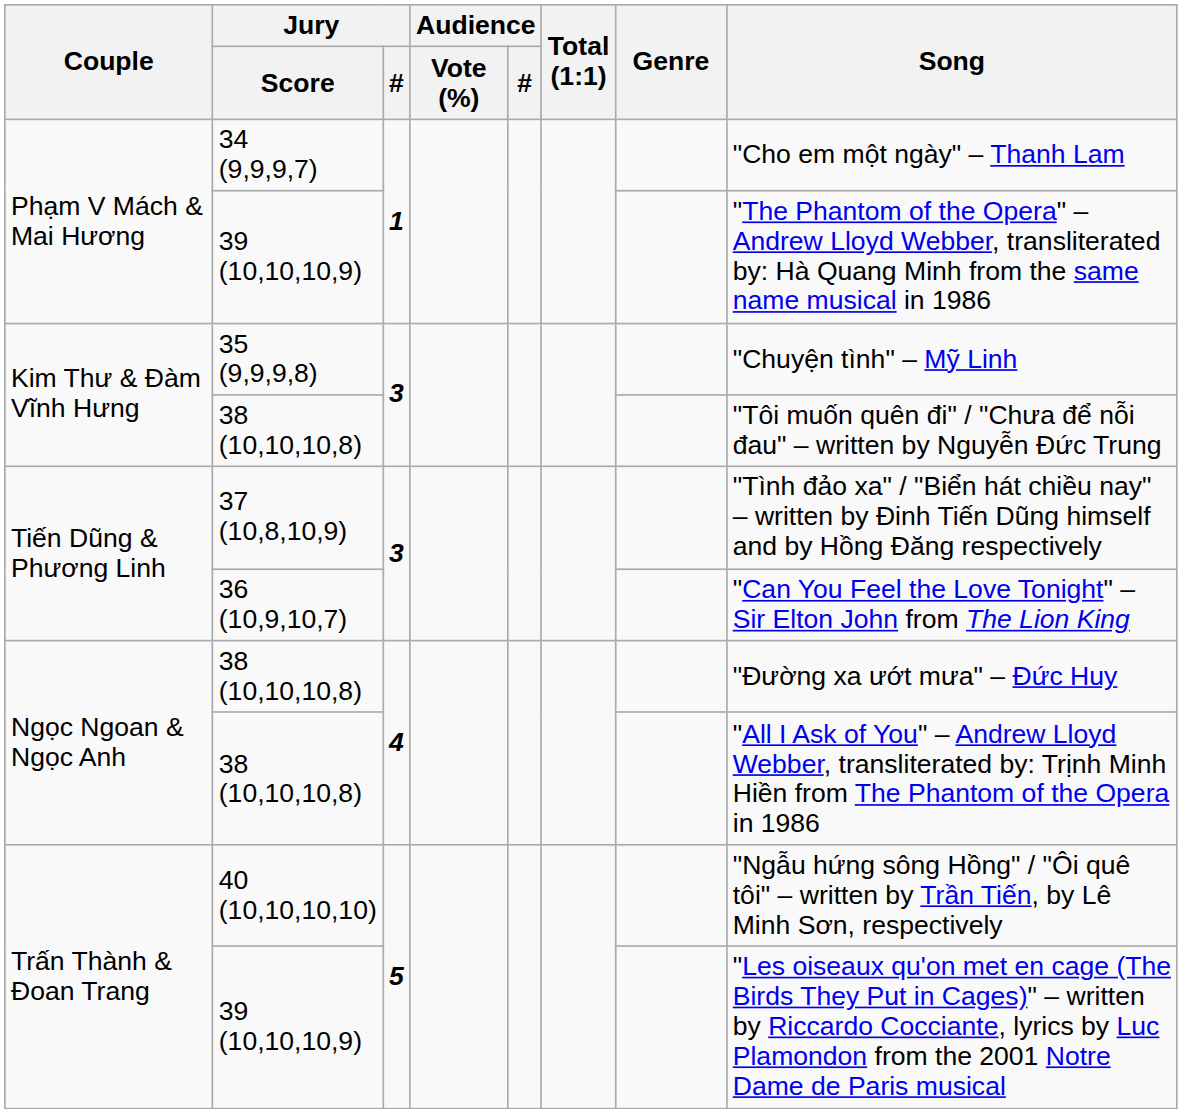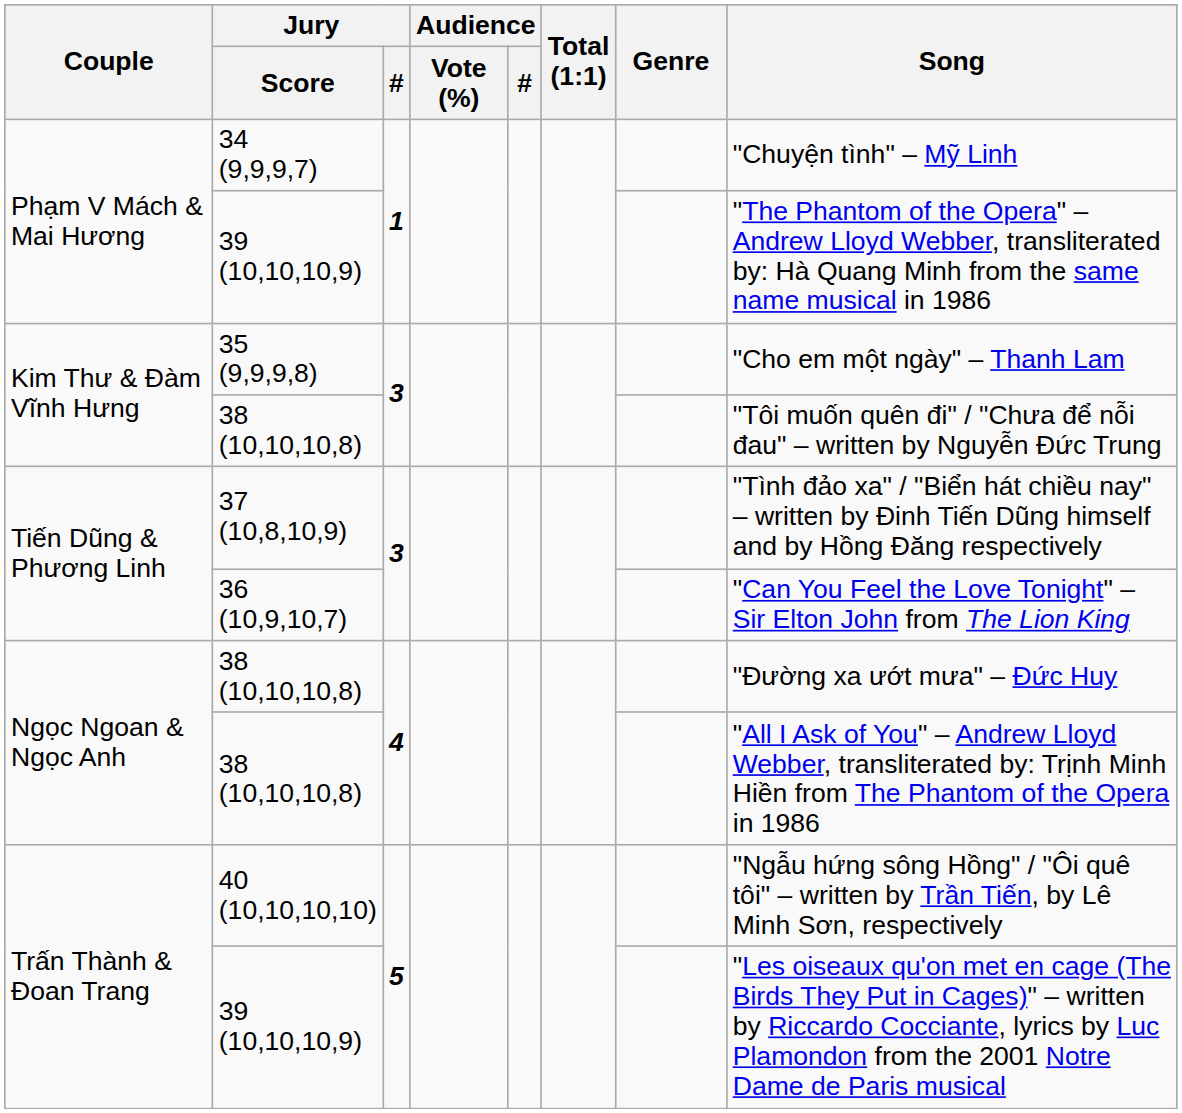(929, 154) "Cho em một ngày" – Thanh Lam -> (875, 154) "Chuyện tình" – Mỹ Linh
(875, 358) "Chuyện tình" – Mỹ Linh -> (929, 358) "Cho em một ngày" – Thanh Lam
